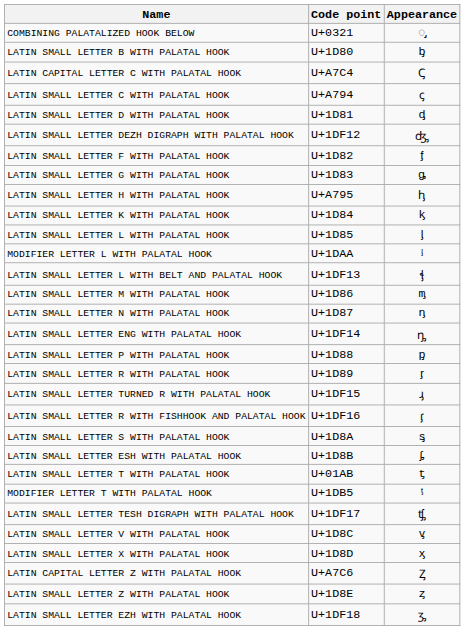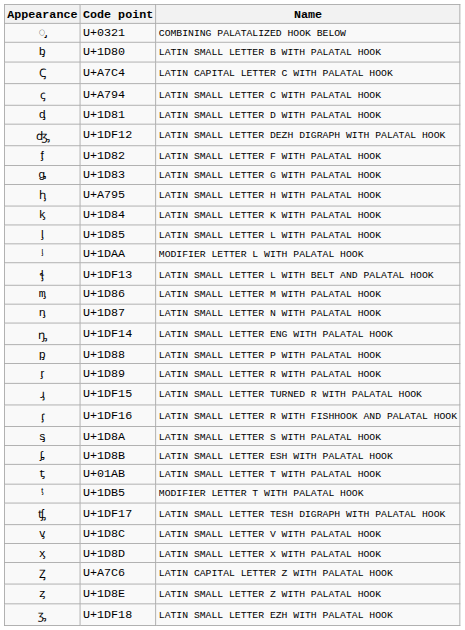columns swapped: (422, 14) <-> (156, 14)
